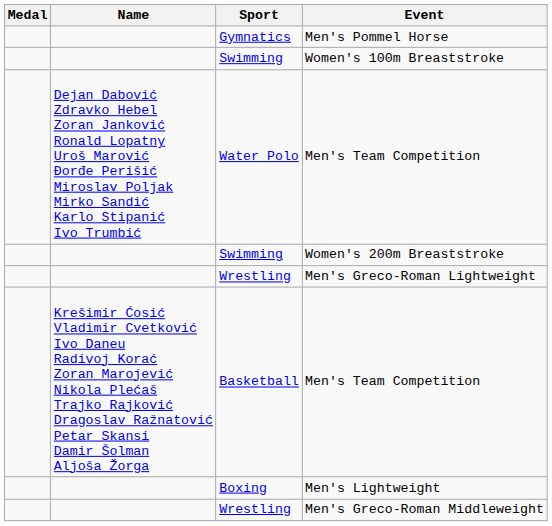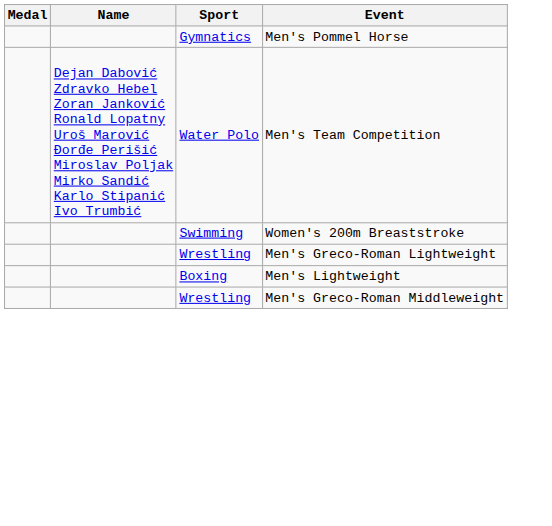- row: (251, 59)
- row: (259, 382)
